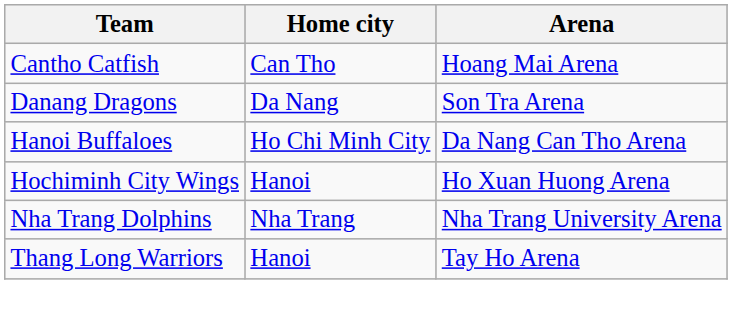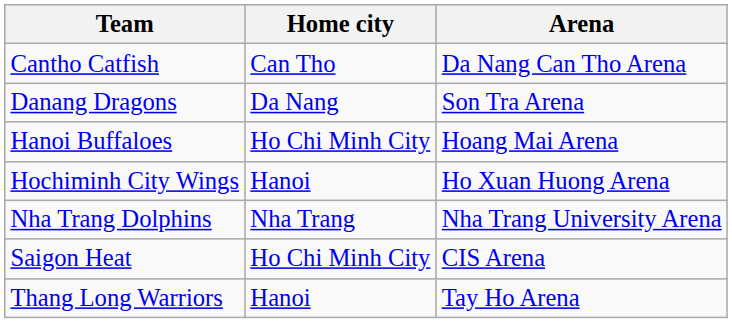(530, 63) Hoang Mai Arena -> (564, 63) Da Nang Can Tho Arena
(564, 141) Da Nang Can Tho Arena -> (530, 141) Hoang Mai Arena
+ row: (71, 258)
